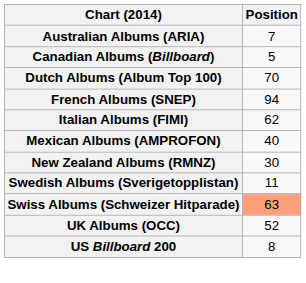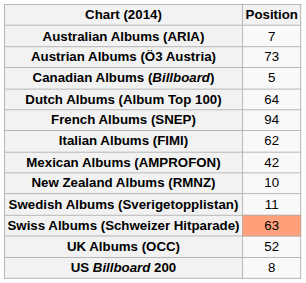+ row: (123, 57)
(272, 78) 70 -> (272, 99) 64
(272, 141) 40 -> (272, 162) 42
(272, 162) 30 -> (272, 183) 10
